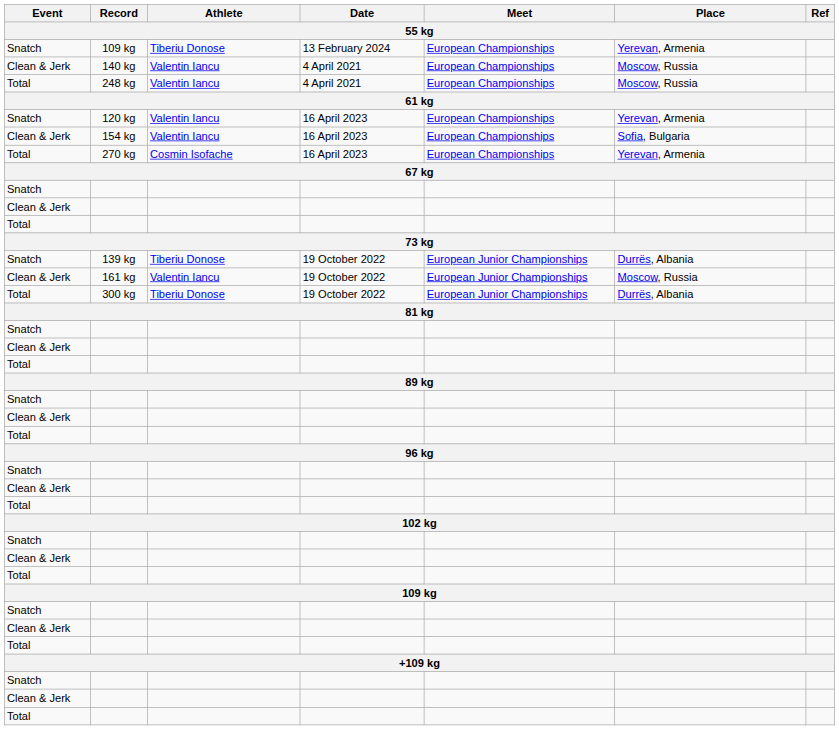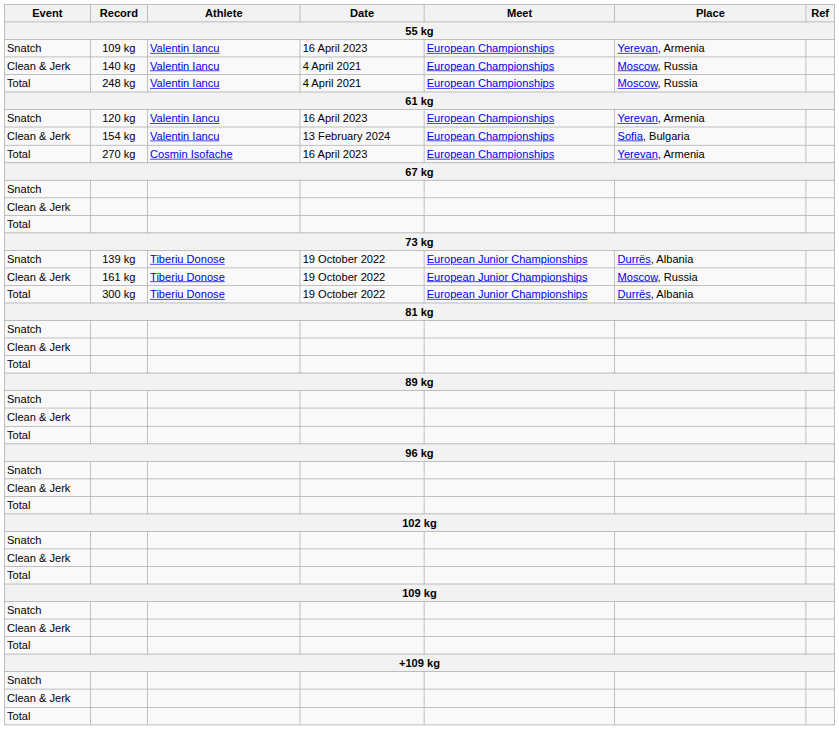(187, 48) Tiberiu Donose -> (185, 48) Valentin Iancu
(346, 48) 13 February 2024 -> (335, 48) 16 April 2023
(335, 136) 16 April 2023 -> (346, 136) 13 February 2024
(185, 277) Valentin Iancu -> (187, 277) Tiberiu Donose
